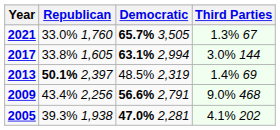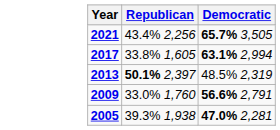- column: (234, 15)
(77, 35) 33.0% 1,760 -> (160, 35) 43.4% 2,256
(77, 95) 43.4% 2,256 -> (160, 95) 33.0% 1,760
